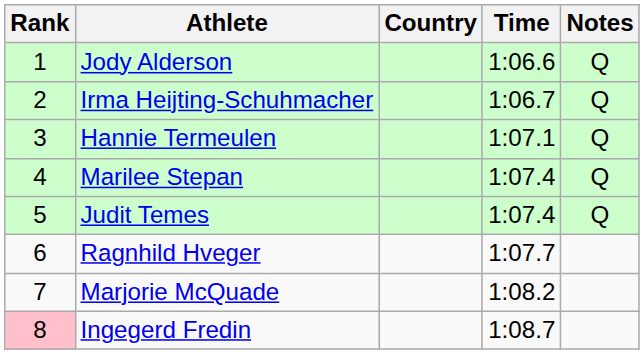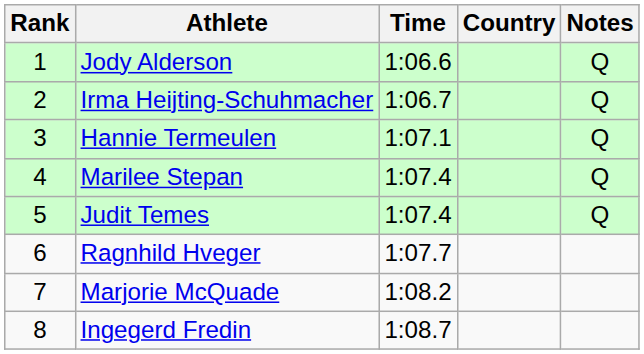columns swapped: (431, 23) <-> (522, 23)
(40, 330) pink background -> (40, 330) no background
